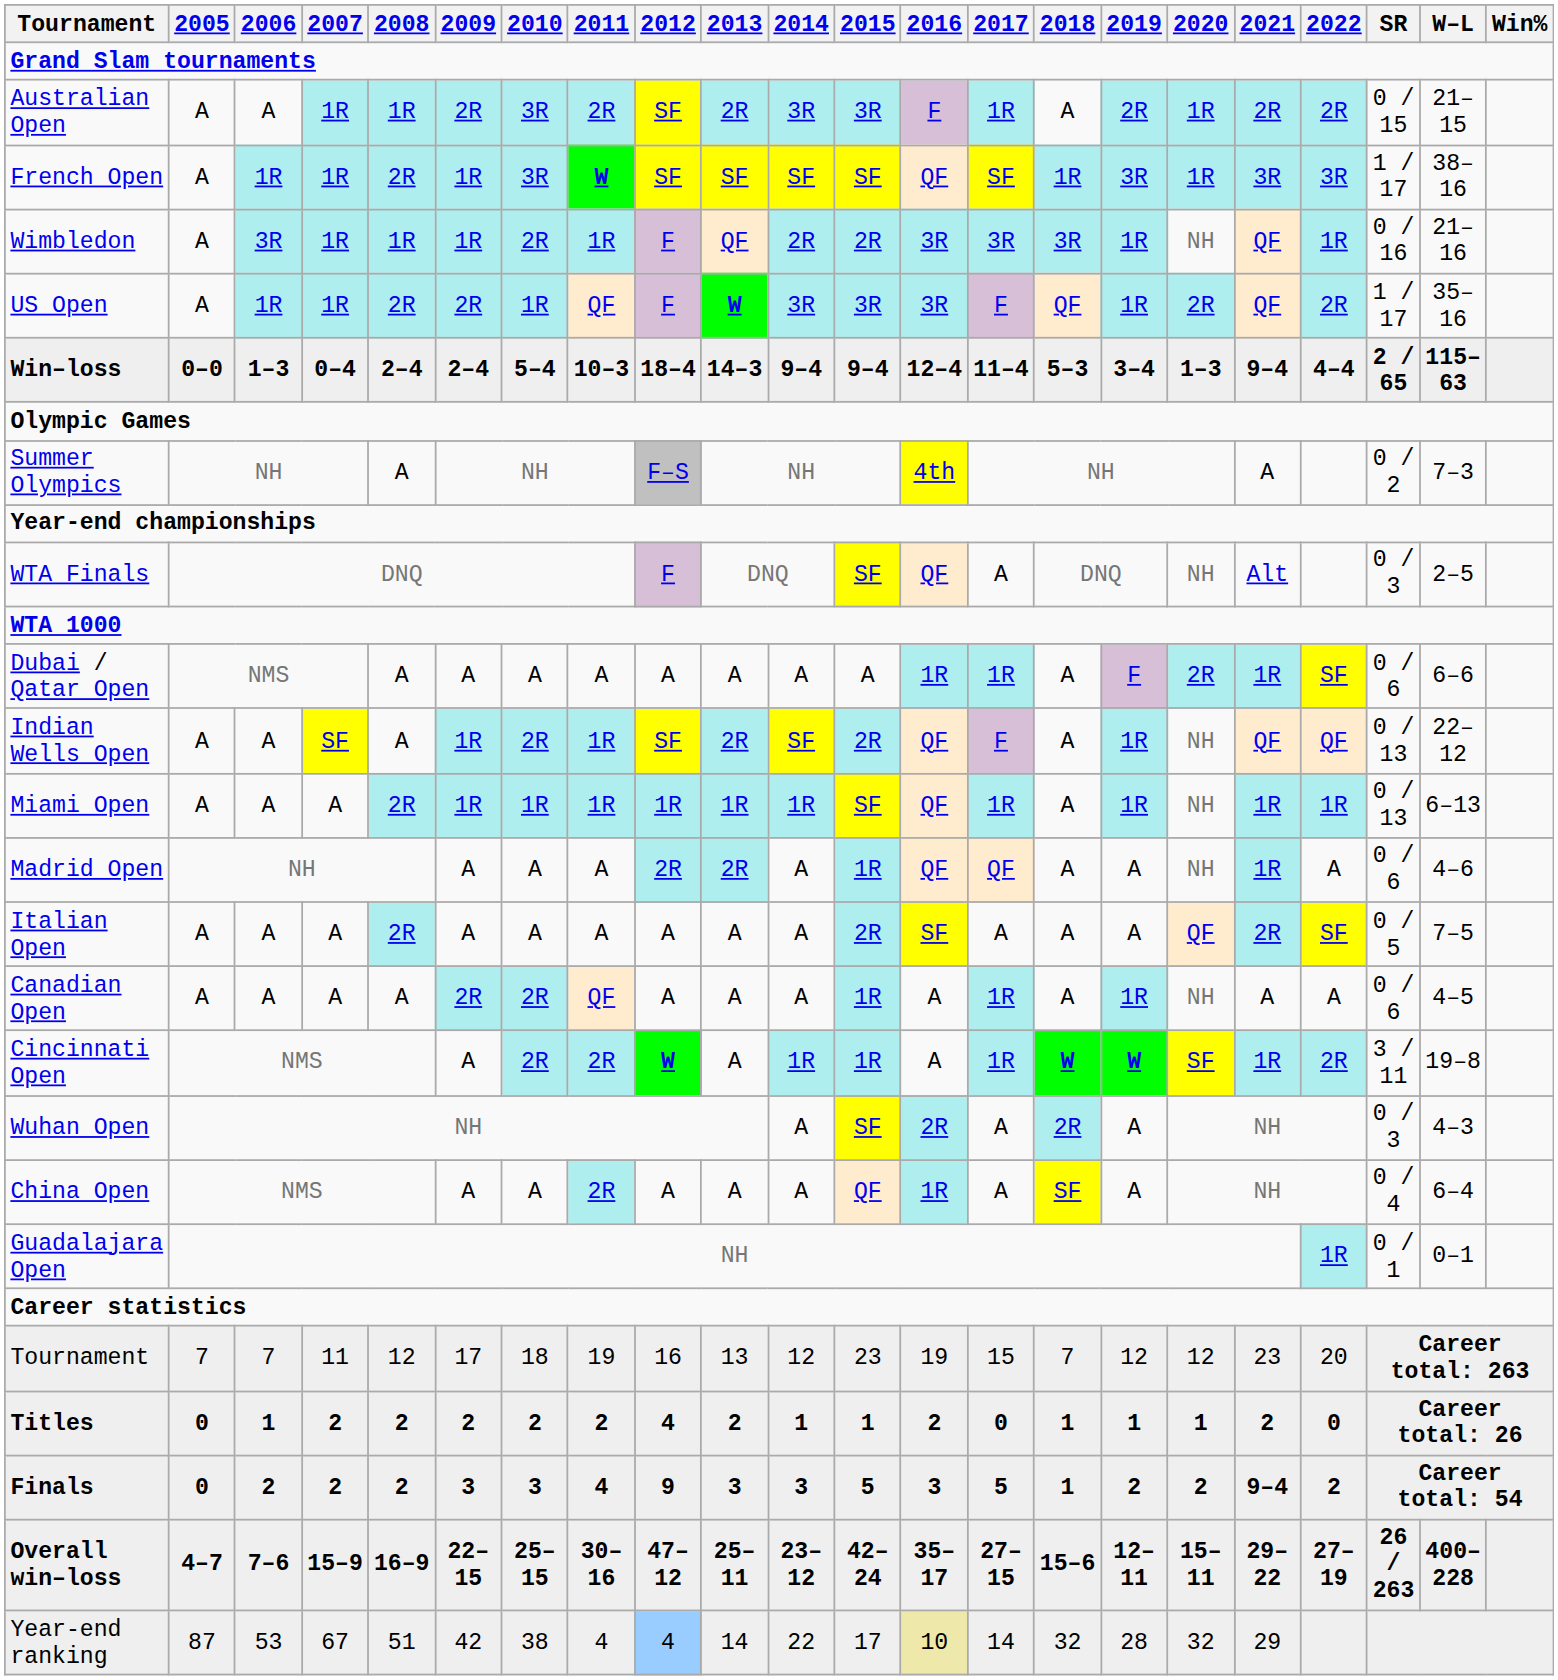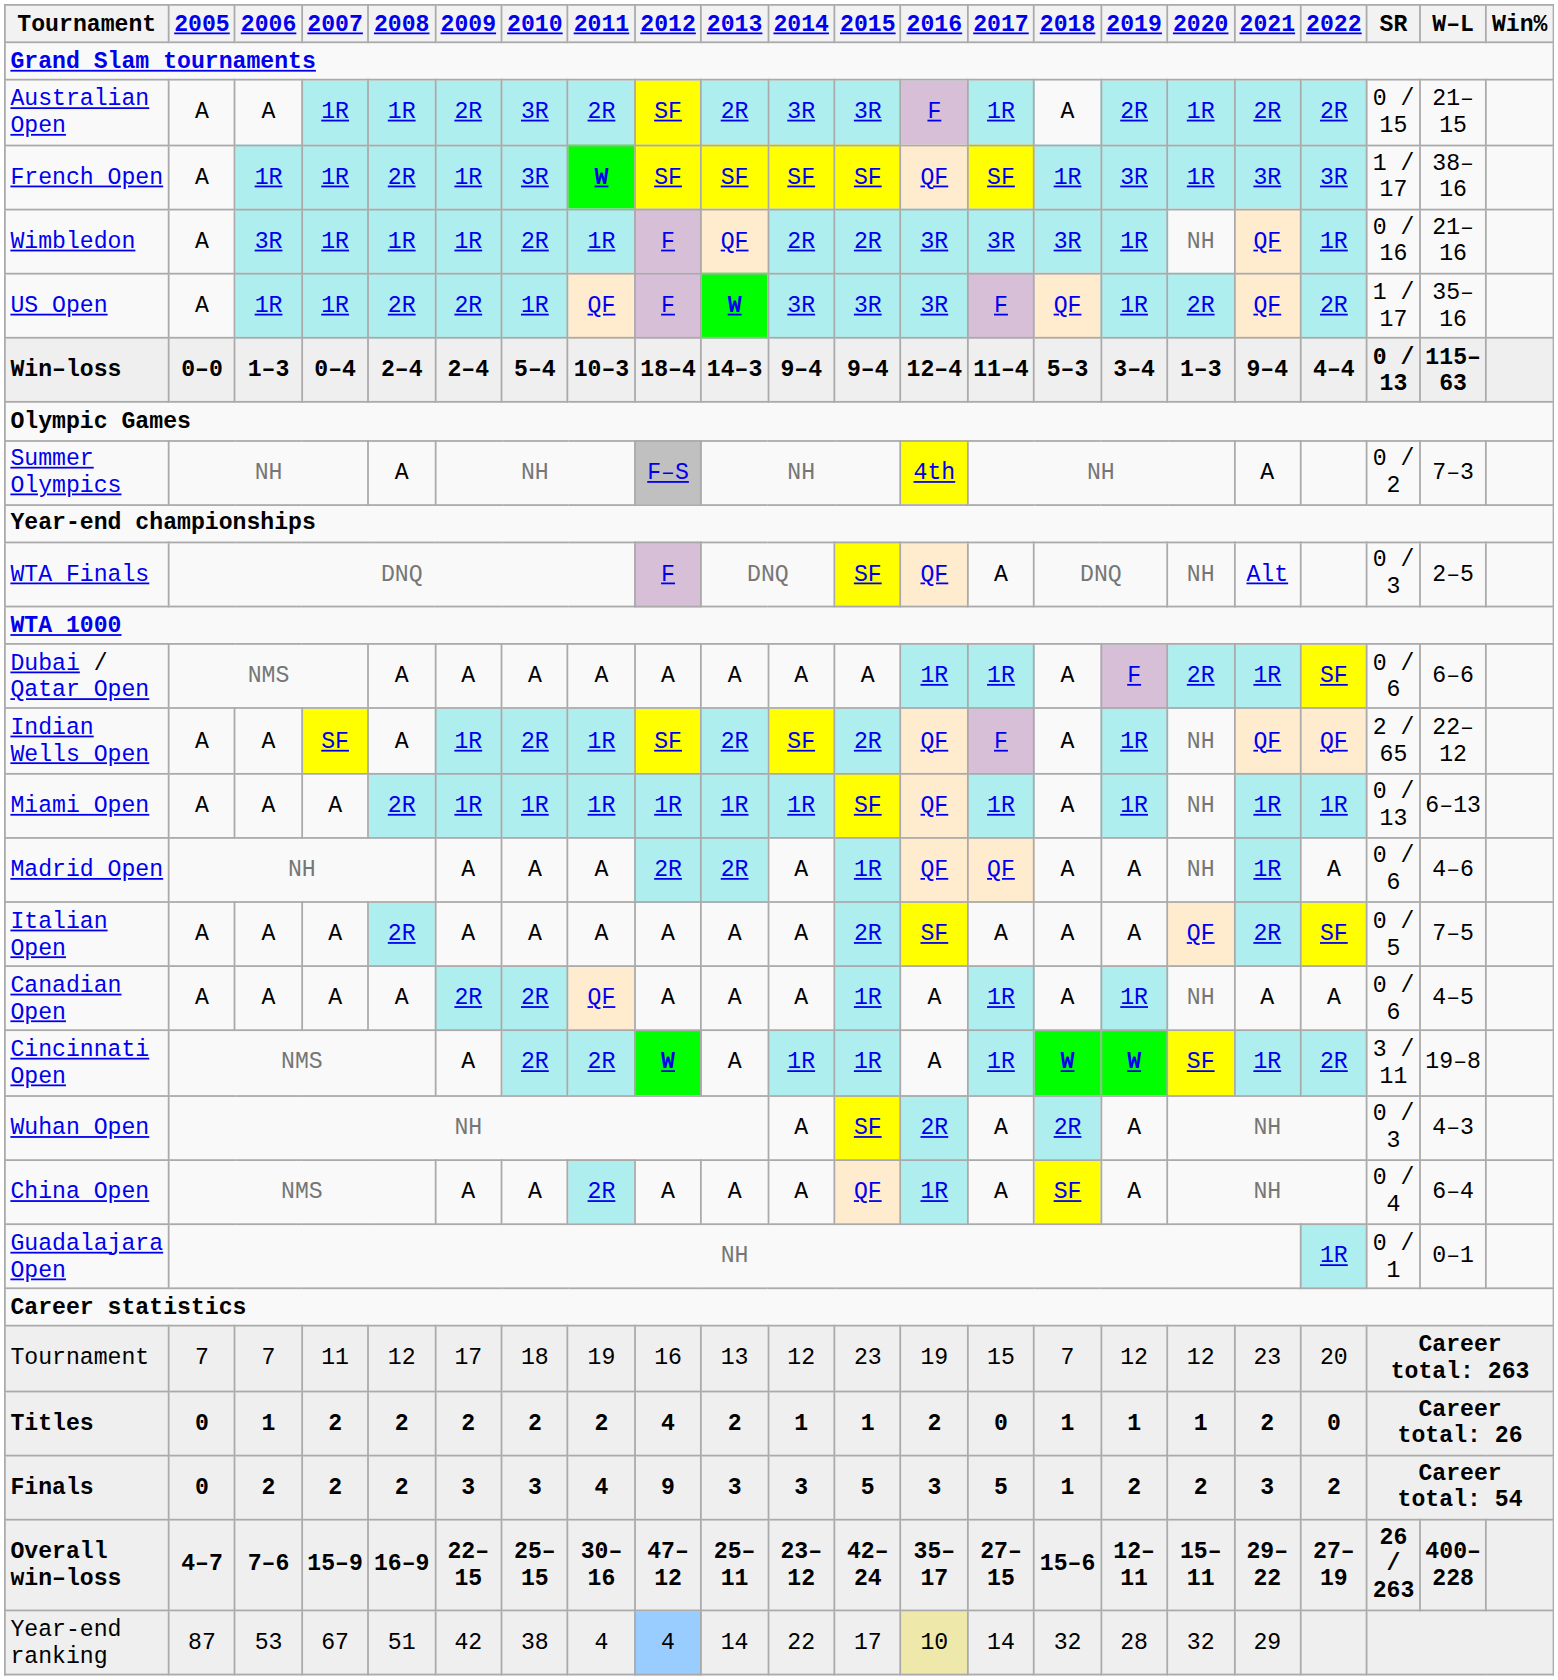(1394, 370) 2 / 65 -> (1394, 370) 0 / 13
(1394, 741) 0 / 13 -> (1394, 741) 2 / 65
(1267, 1487) 9–4 -> (1267, 1487) 3
